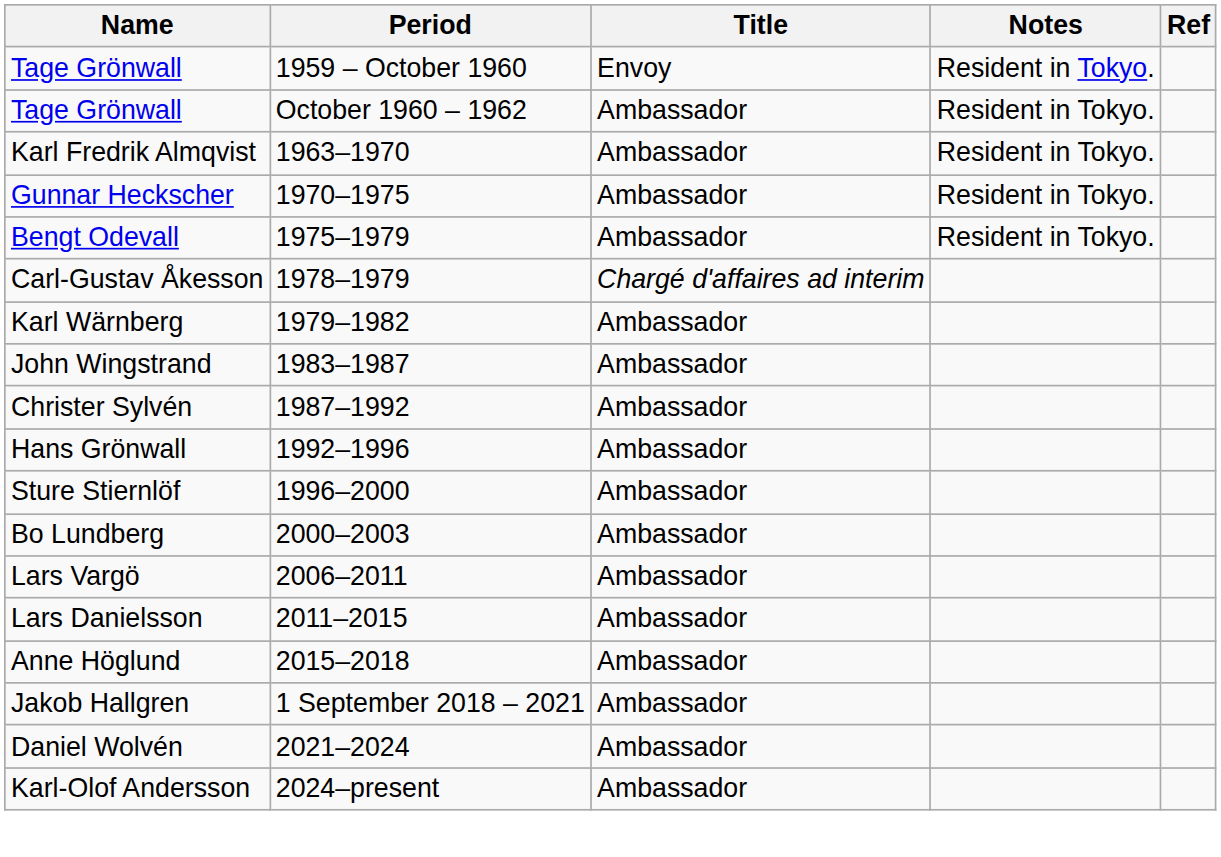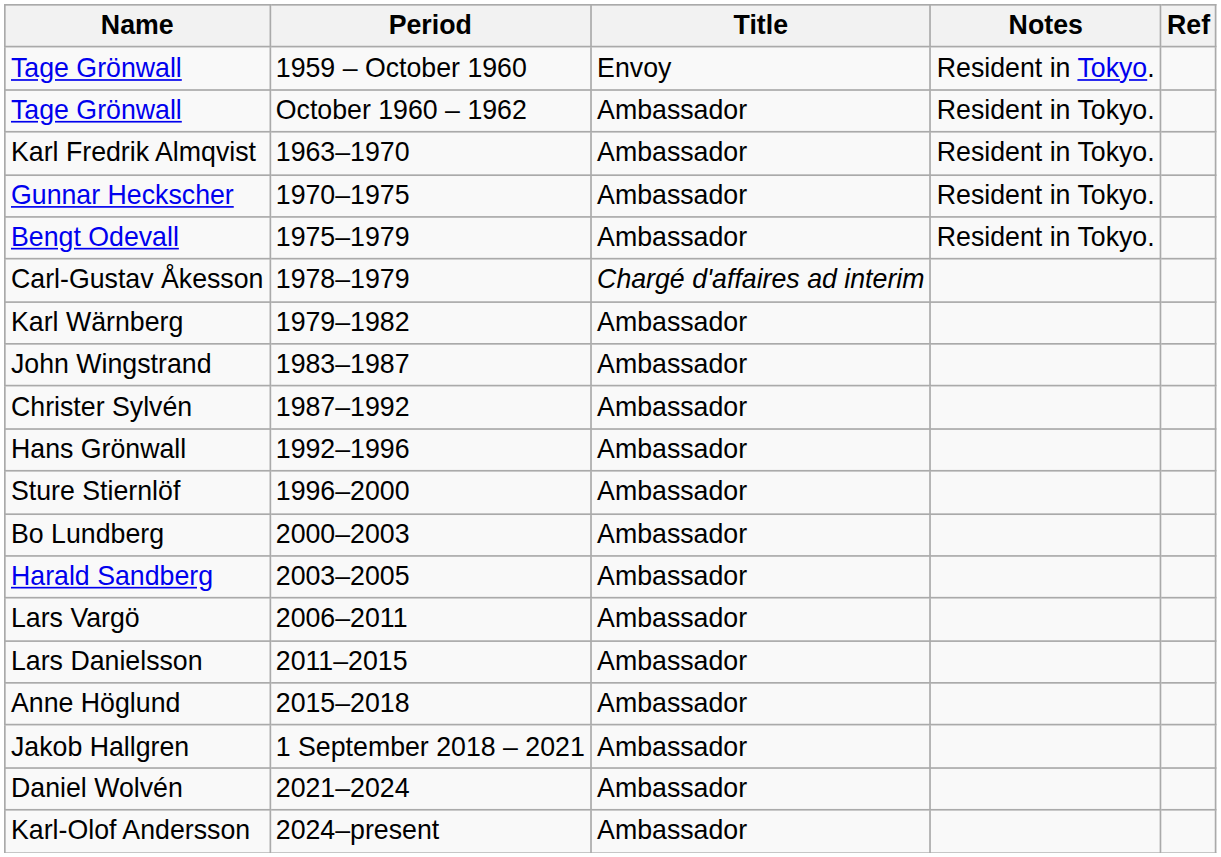+ row: (112, 576)
